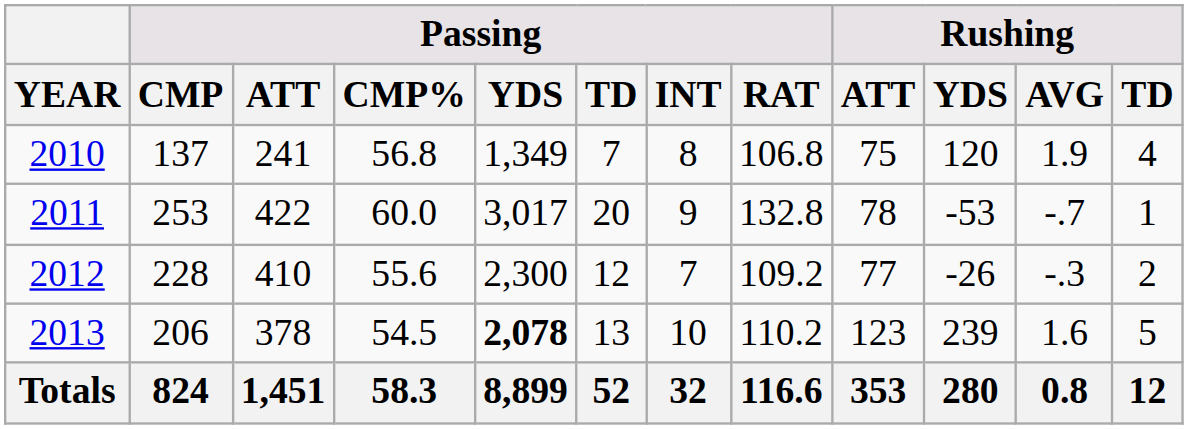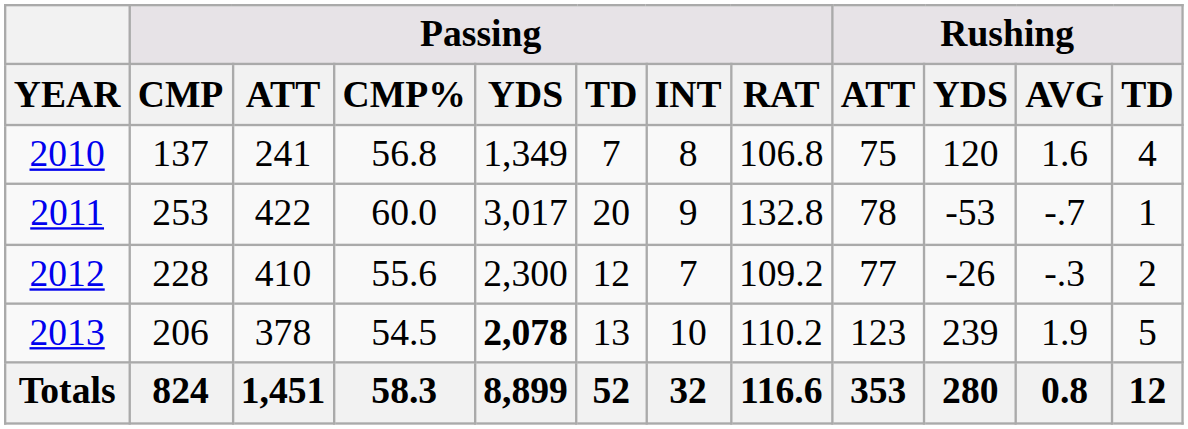(1065, 153) 1.9 -> (1065, 153) 1.6
(1065, 332) 1.6 -> (1065, 332) 1.9
